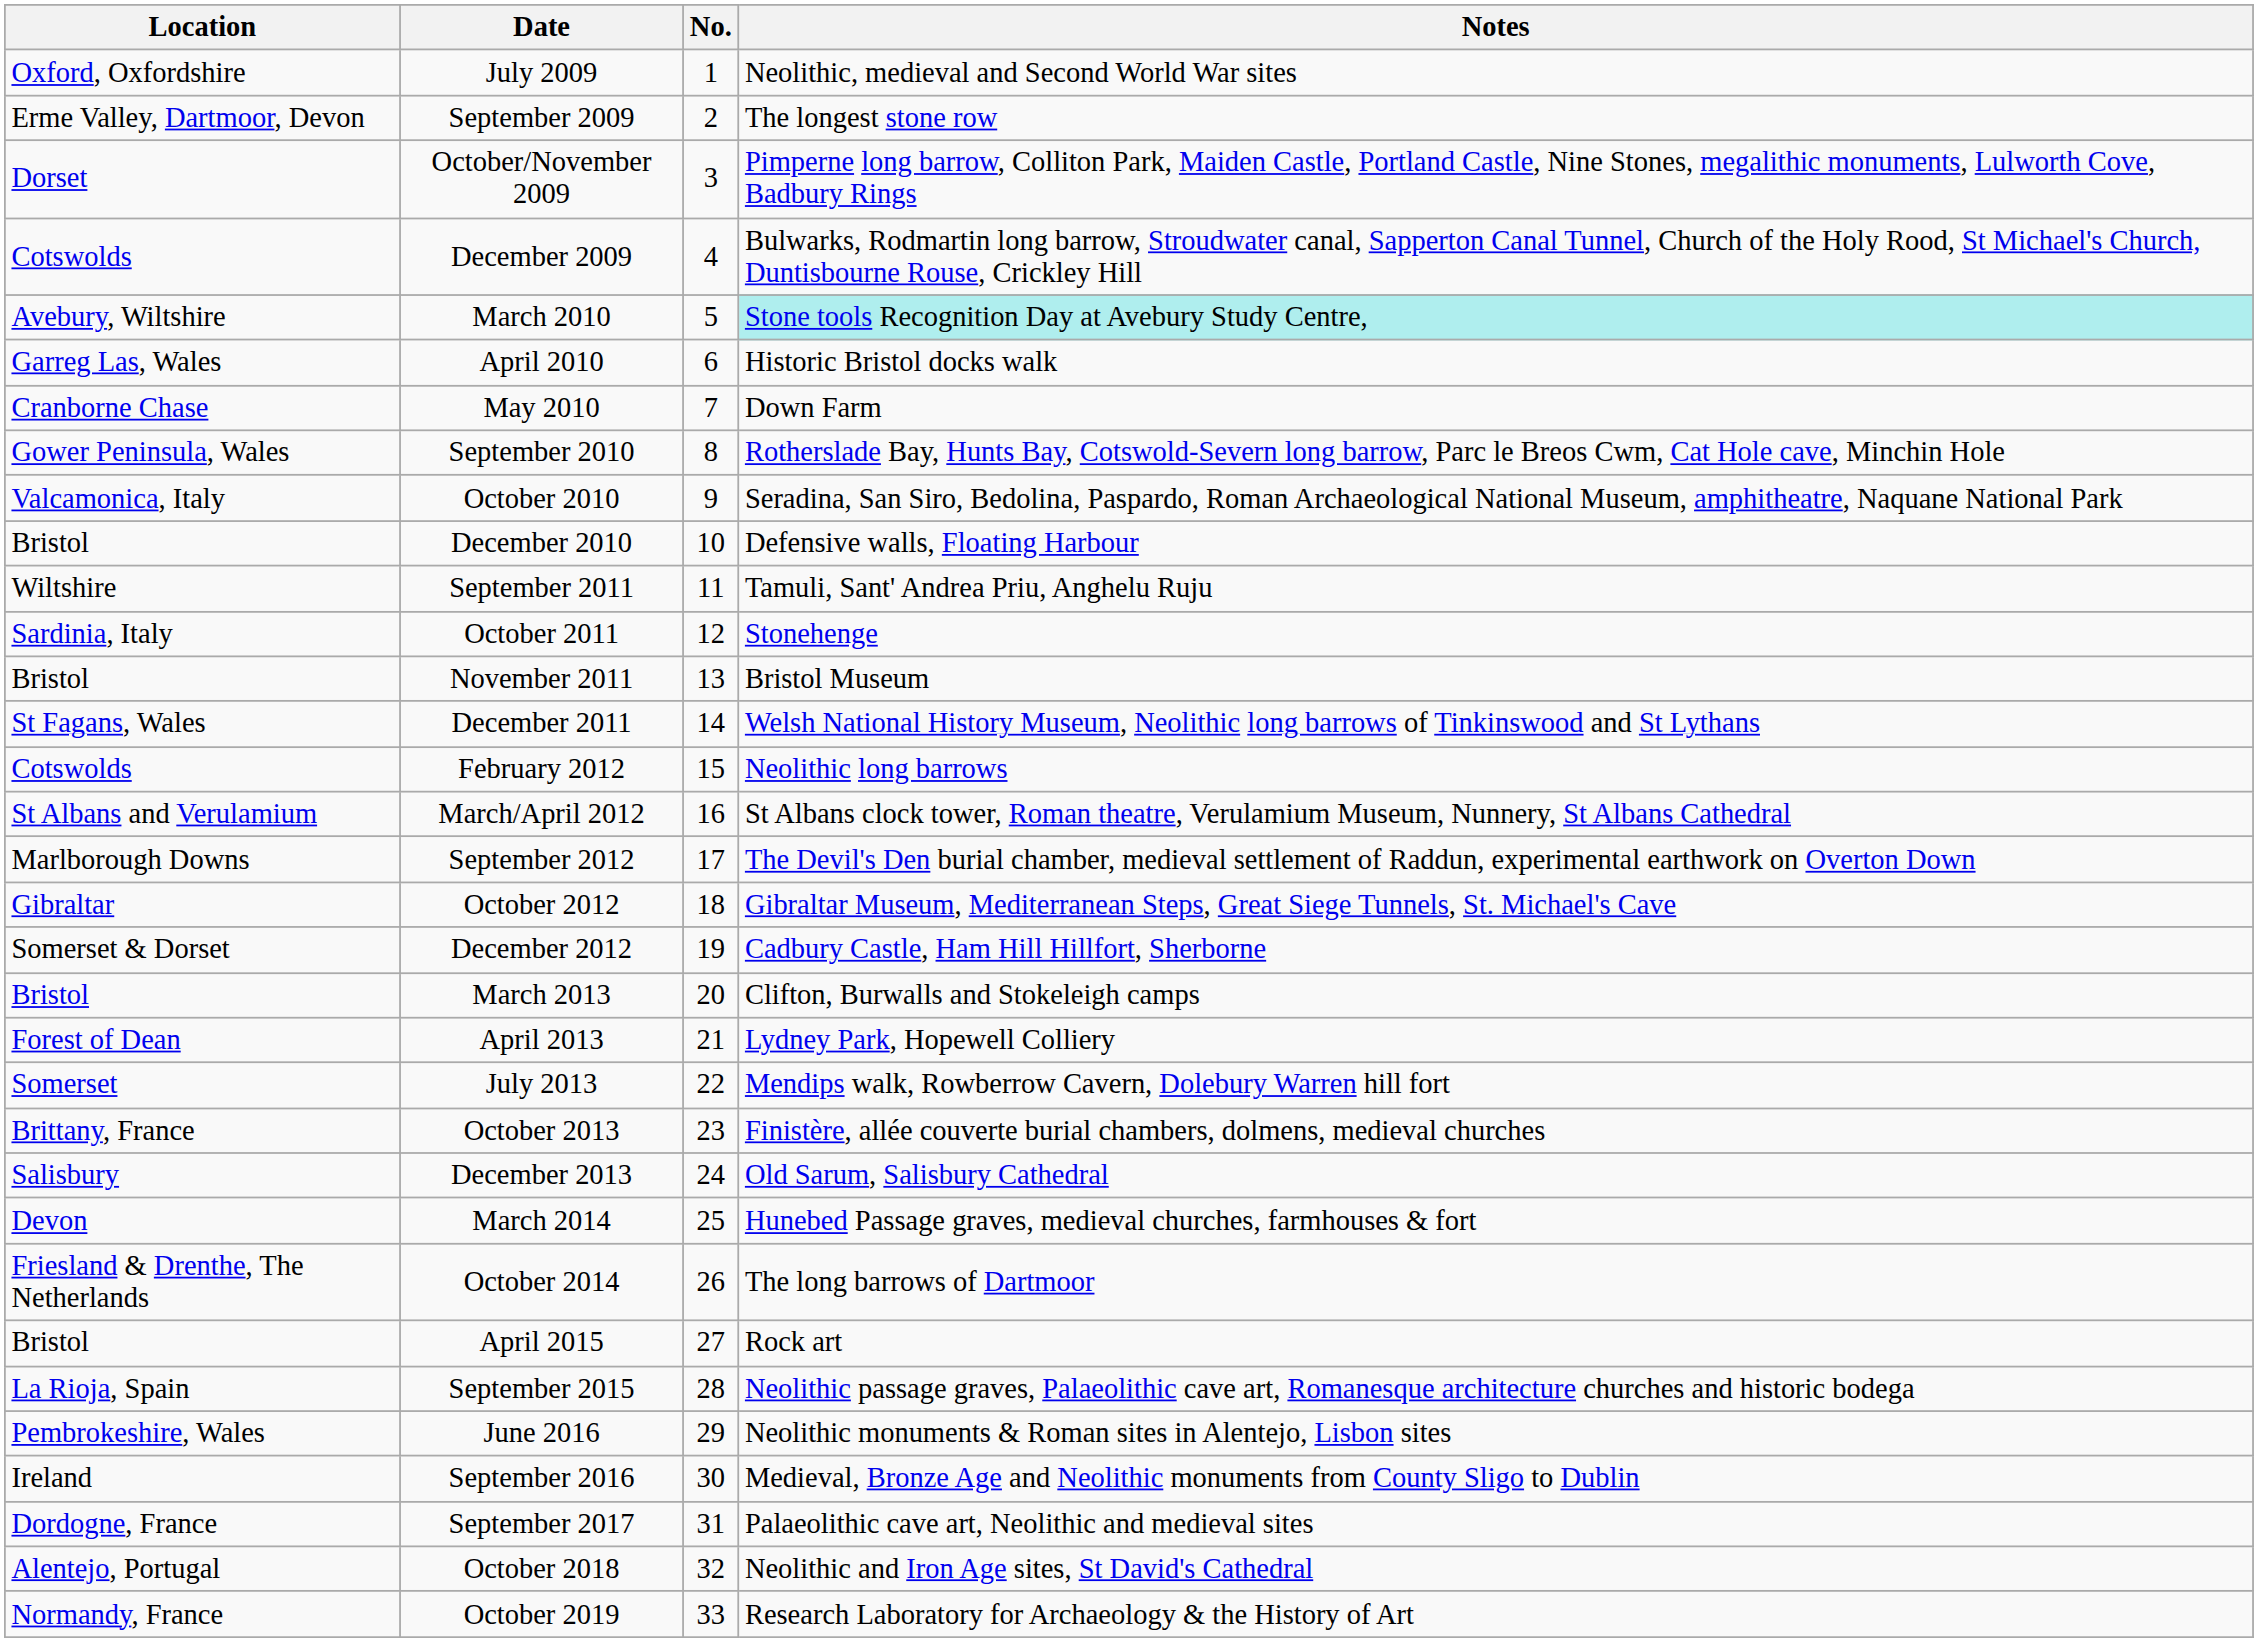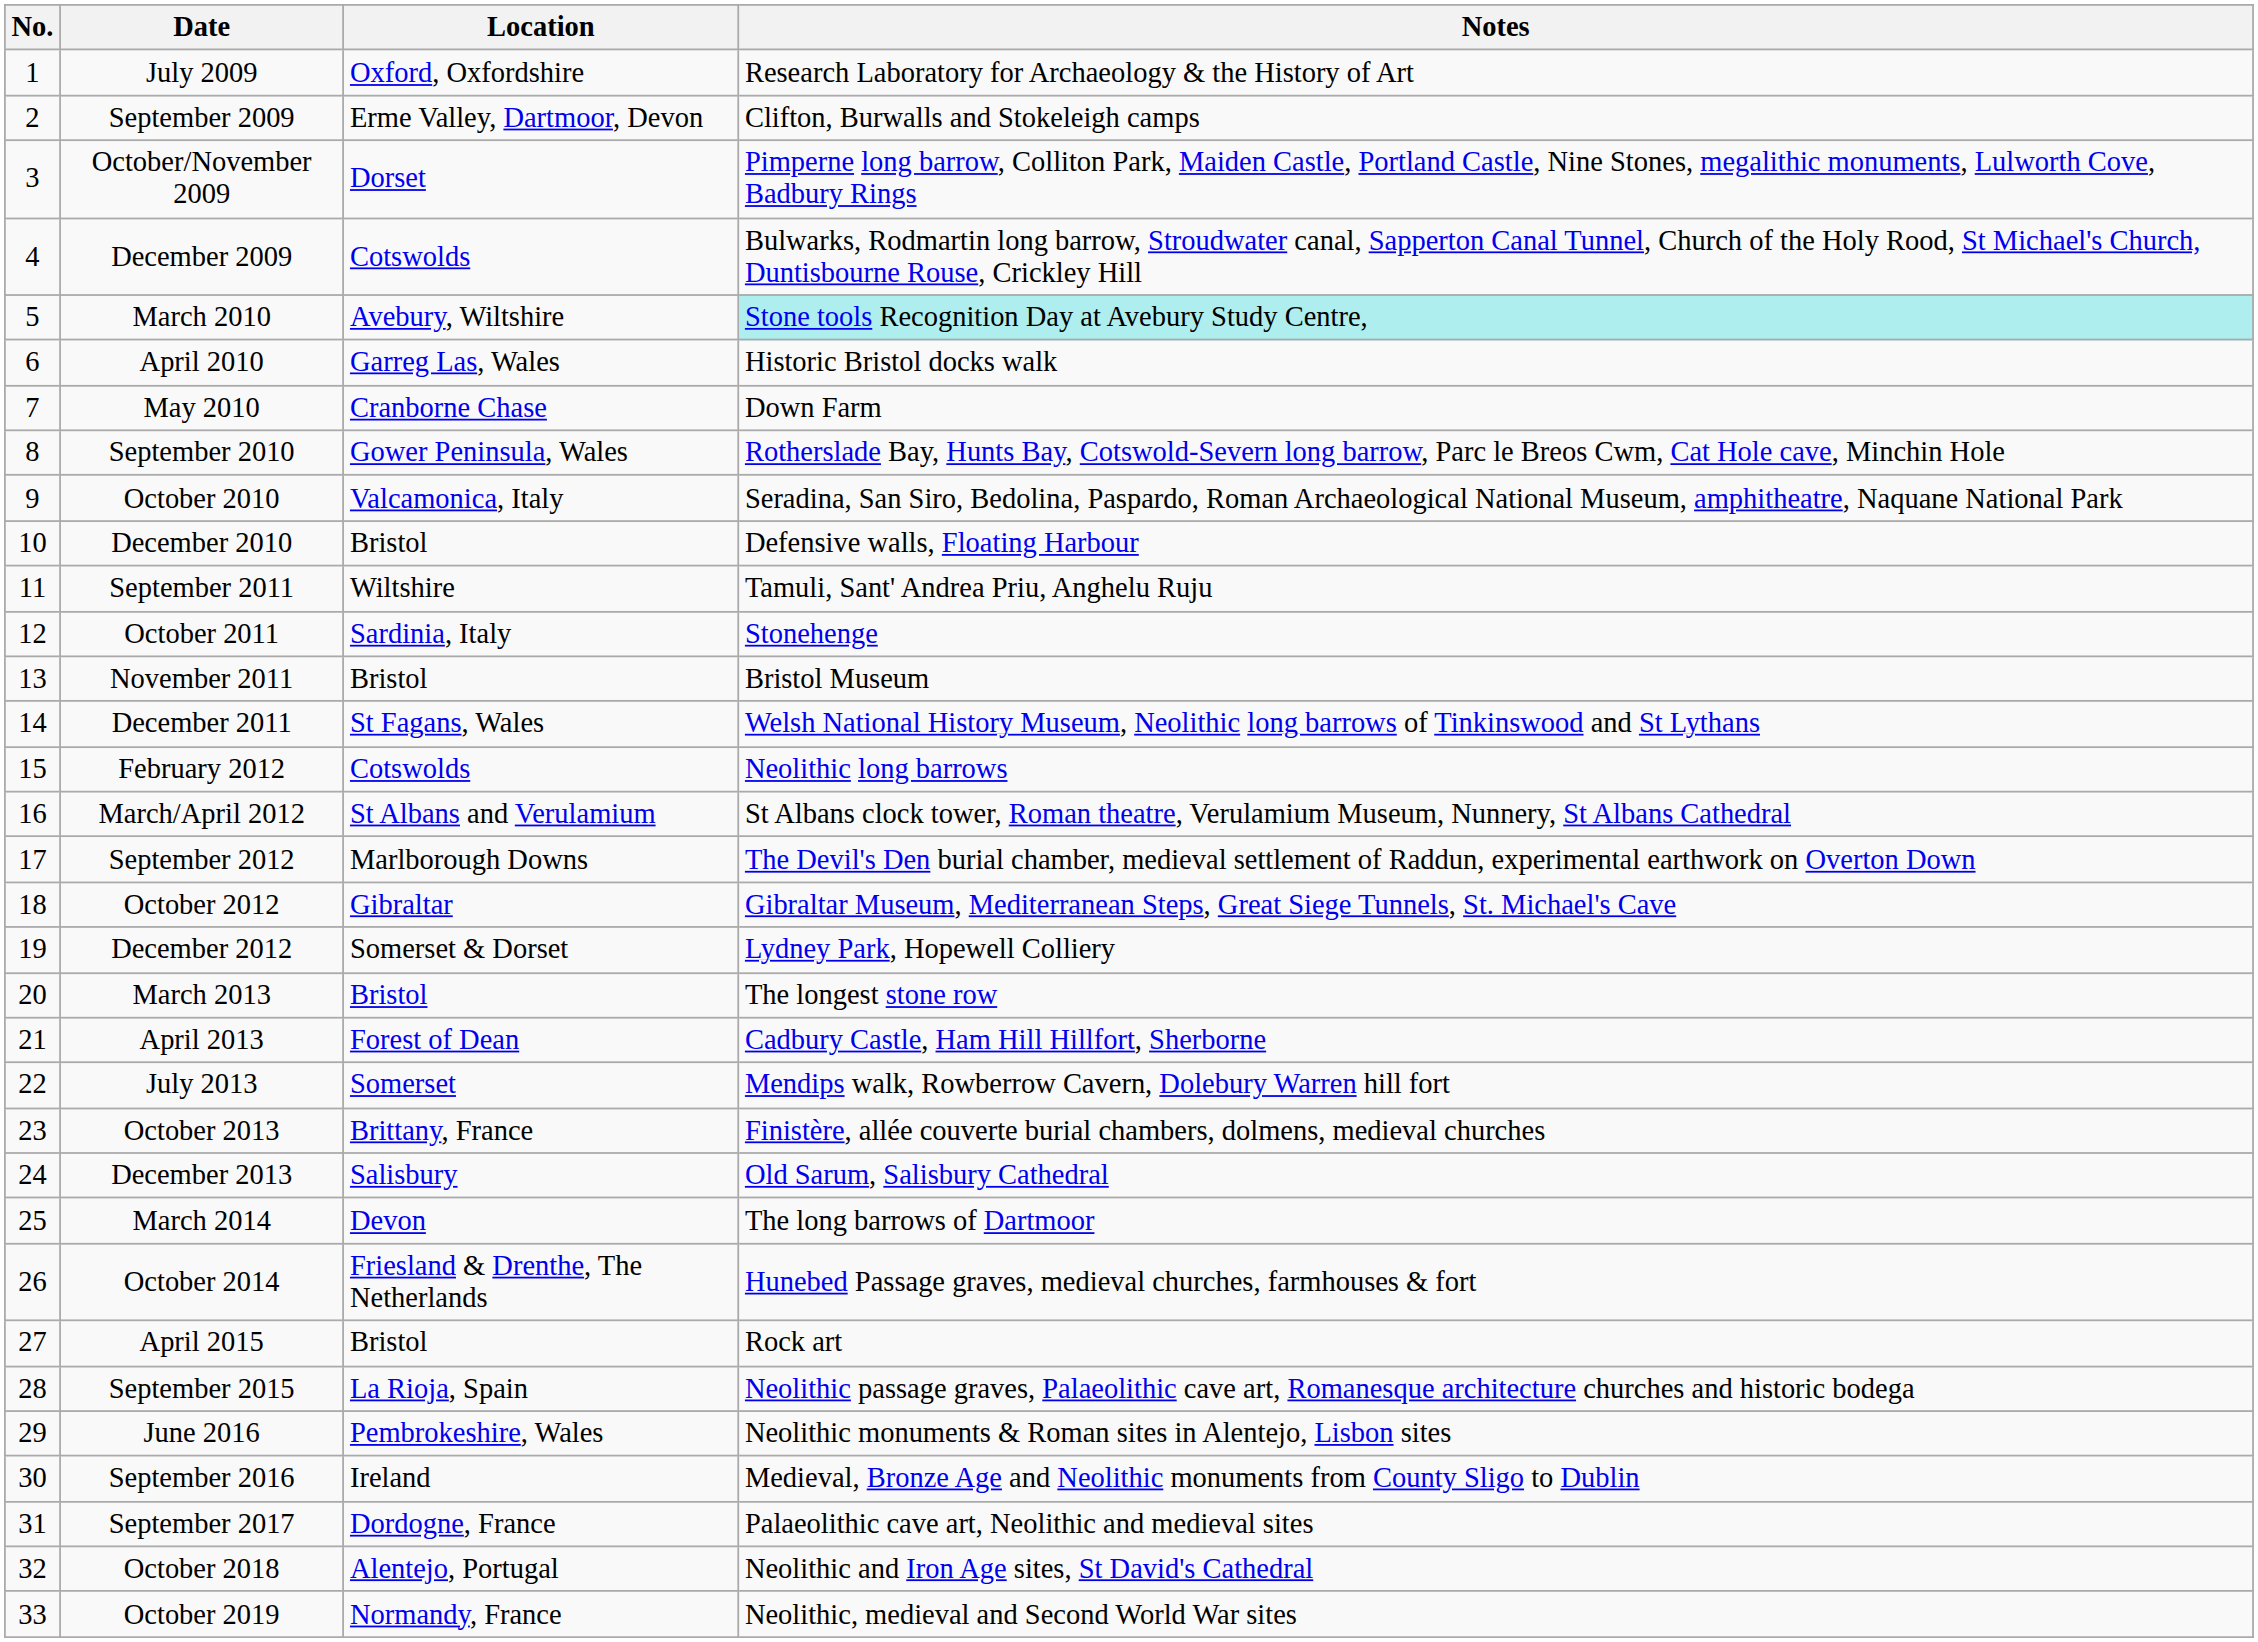columns swapped: (711, 27) <-> (202, 27)
(1021, 72) Neolithic, medieval and Second World War sites -> (1079, 72) Research Laboratory for Archaeology & the History of Art
(871, 117) The longest stone row -> (972, 117) Clifton, Burwalls and Stokeleigh camps
(1006, 949) Cadbury Castle, Ham Hill Hillfort, Sherborne -> (930, 949) Lydney Park, Hopewell Colliery
(972, 994) Clifton, Burwalls and Stokeleigh camps -> (871, 994) The longest stone row
(930, 1039) Lydney Park, Hopewell Colliery -> (1006, 1039) Cadbury Castle, Ham Hill Hillfort, Sherborne
(1111, 1220) Hunebed Passage graves, medieval churches, farmhouses & fort -> (920, 1220) The long barrows of Dartmoor
(920, 1281) The long barrows of Dartmoor -> (1111, 1281) Hunebed Passage graves, medieval churches, farmhouses & fort
(1079, 1613) Research Laboratory for Archaeology & the History of Art -> (1021, 1613) Neolithic, medieval and Second World War sites
